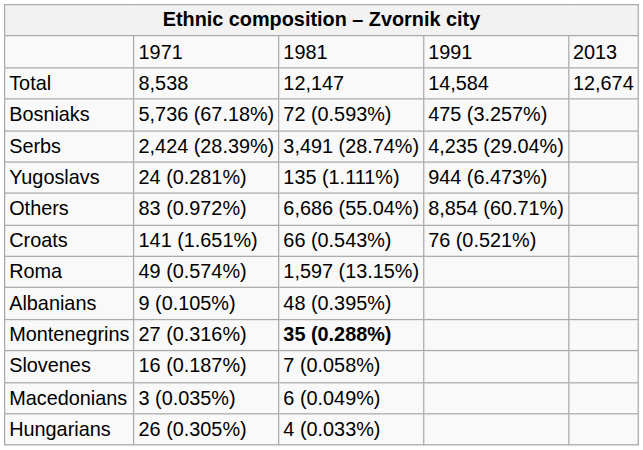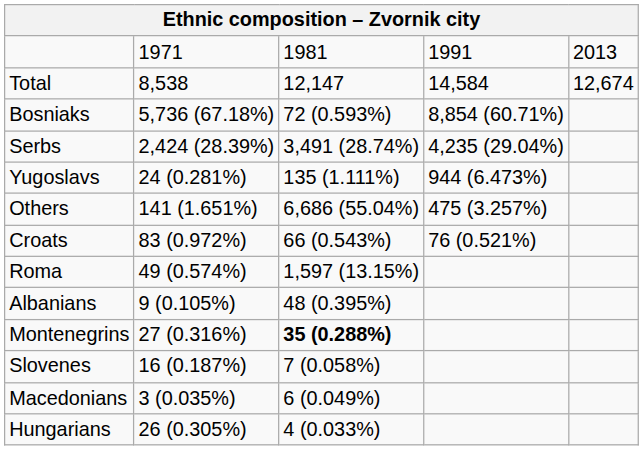(488, 114) 475 (3.257%) -> (496, 114) 8,854 (60.71%)
(193, 209) 83 (0.972%) -> (198, 209) 141 (1.651%)
(496, 209) 8,854 (60.71%) -> (488, 209) 475 (3.257%)
(198, 240) 141 (1.651%) -> (193, 240) 83 (0.972%)
